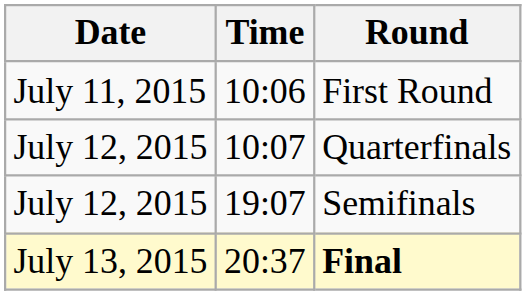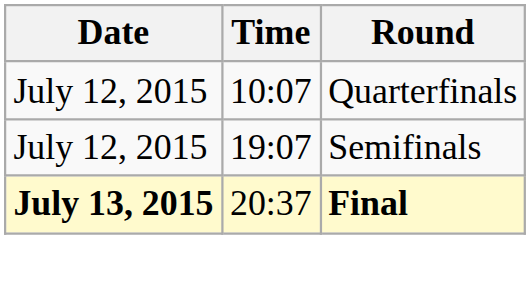- row: (407, 89)
(110, 260) normal -> (113, 203) bold
